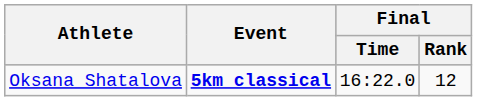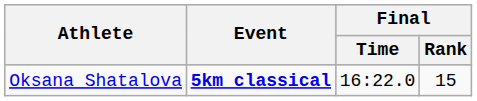(446, 80) 12 -> (446, 80) 15
